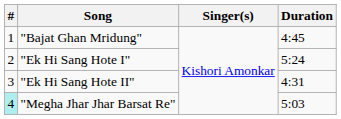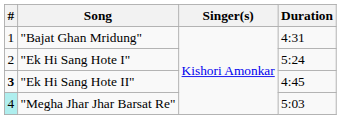(293, 37) 4:45 -> (293, 37) 4:31
(11, 81) normal -> (11, 81) bold
(293, 81) 4:31 -> (293, 81) 4:45
